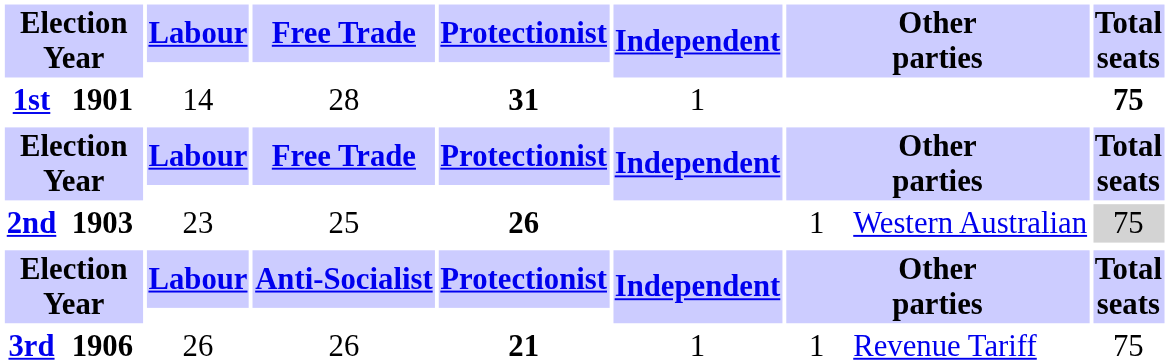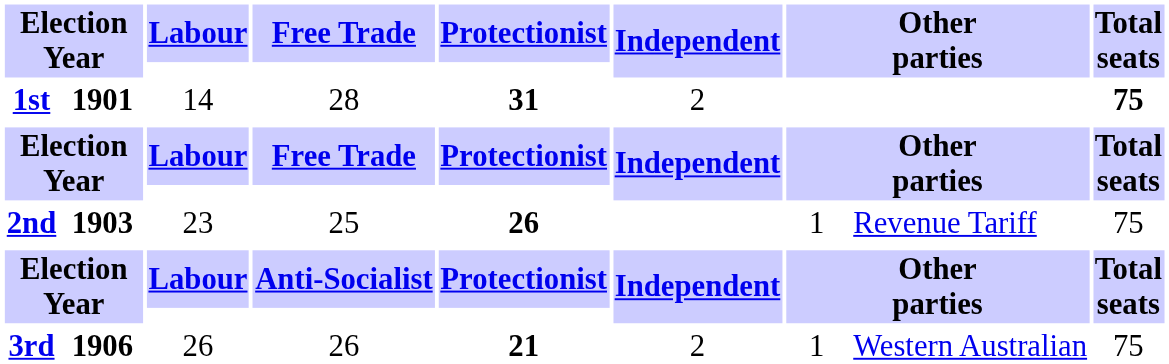(697, 100) 1 -> (697, 100) 2
(970, 222) Western Australian -> (945, 222) Revenue Tariff
(1128, 222) lightgrey background -> (1128, 222) no background
(697, 345) 1 -> (697, 345) 2
(945, 345) Revenue Tariff -> (970, 345) Western Australian
